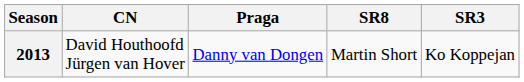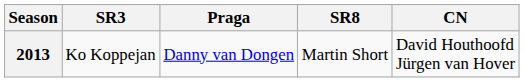columns swapped: (125, 17) <-> (470, 17)
